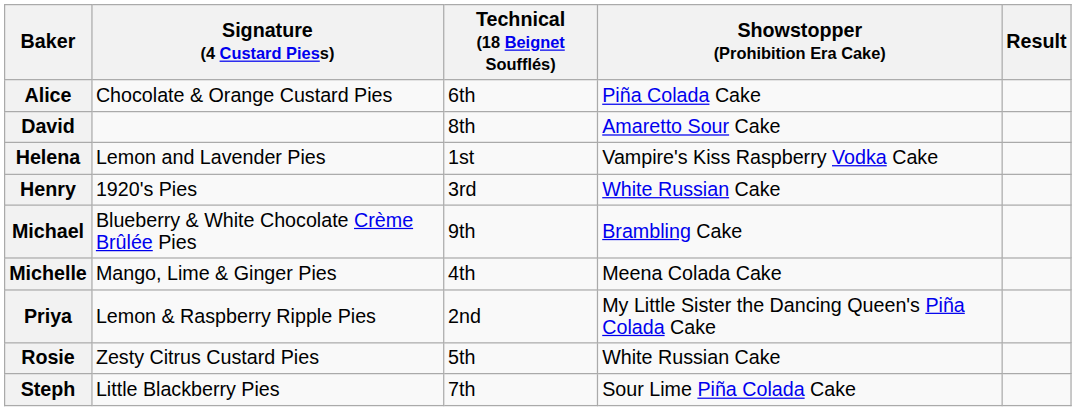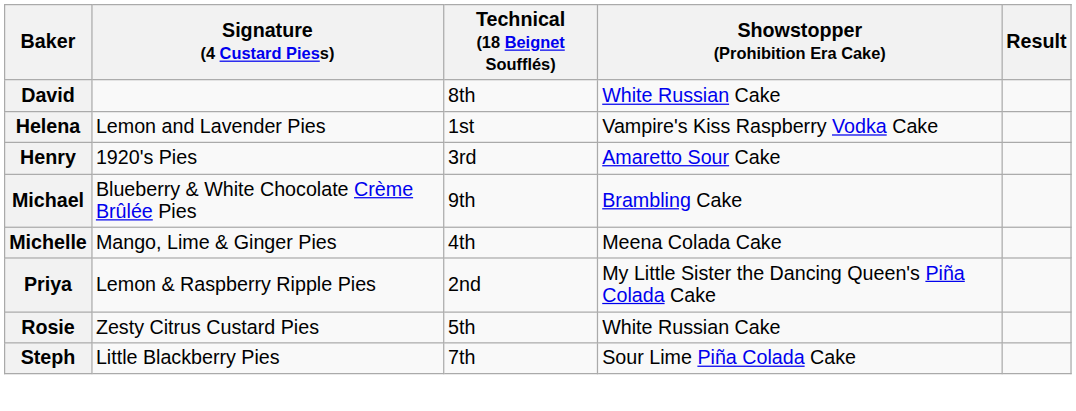- row: (48, 95)
(691, 126) Amaretto Sour Cake -> (691, 95) White Russian Cake
(691, 189) White Russian Cake -> (691, 158) Amaretto Sour Cake
